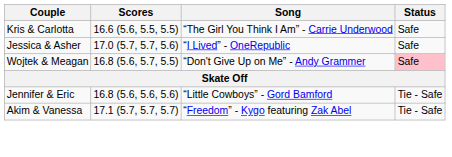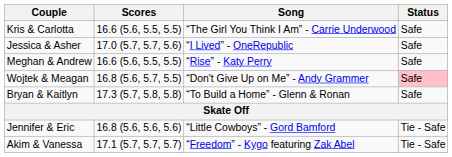+ row: (49, 62)
+ row: (42, 95)
